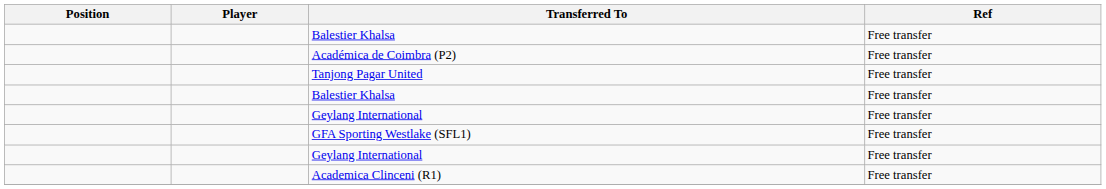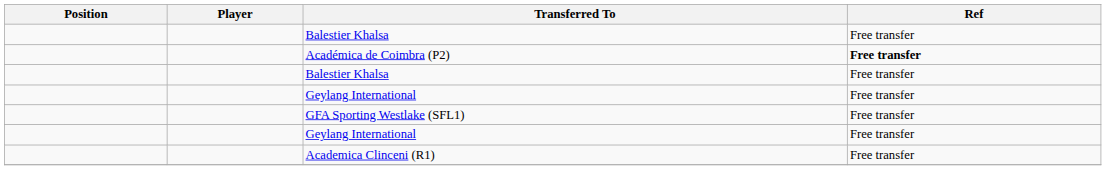(900, 54) normal -> (885, 54) bold
- row: (88, 75)
